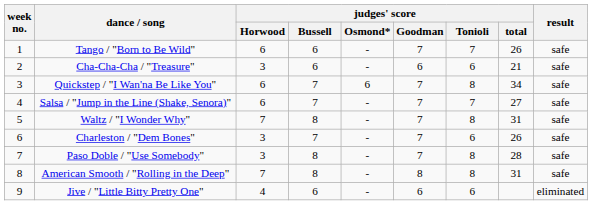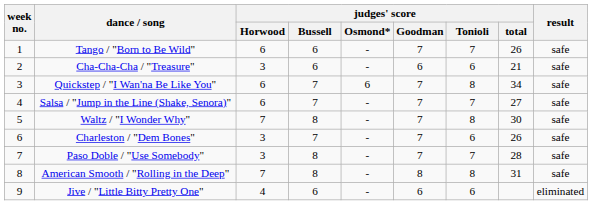(516, 120) 31 -> (516, 120) 30
(472, 155) 8 -> (472, 155) 7
